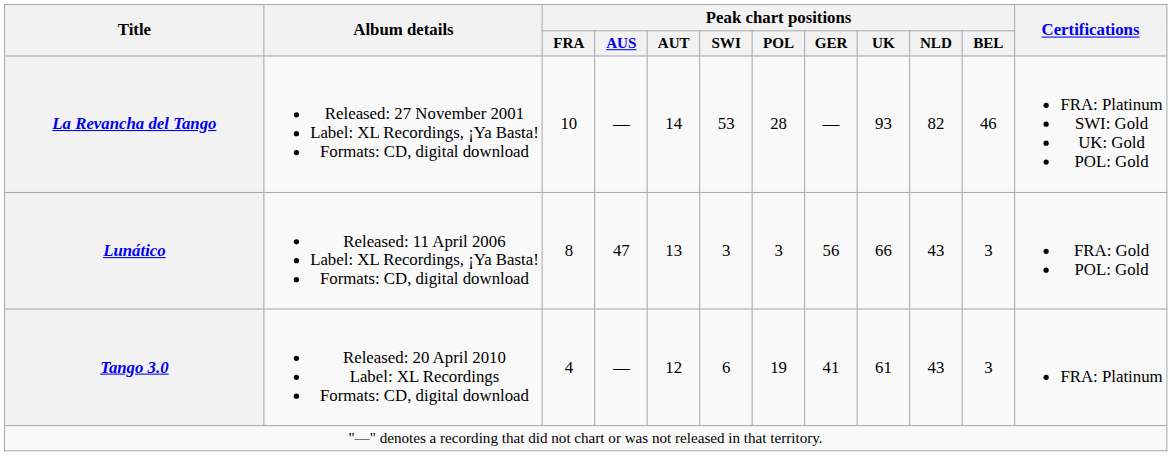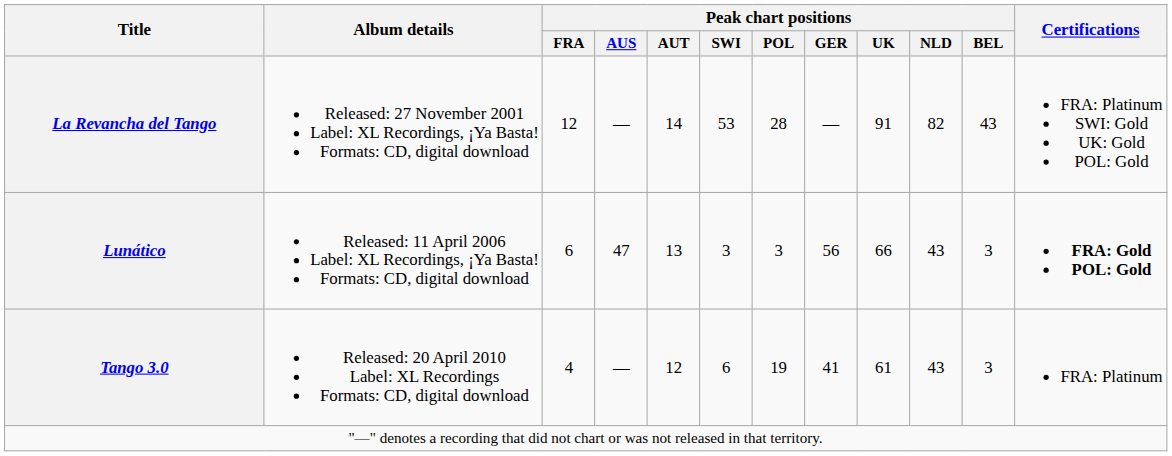(569, 124) 10 -> (569, 124) 12
(883, 124) 93 -> (883, 124) 91
(988, 124) 46 -> (988, 124) 43
(569, 250) 8 -> (569, 250) 6
(1091, 260) normal -> (1091, 260) bold
